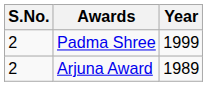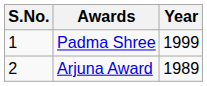(13, 42) 2 -> (13, 42) 1
